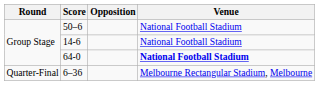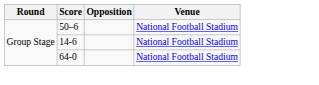(194, 57) bold -> (187, 57) normal
- row: (73, 73)
